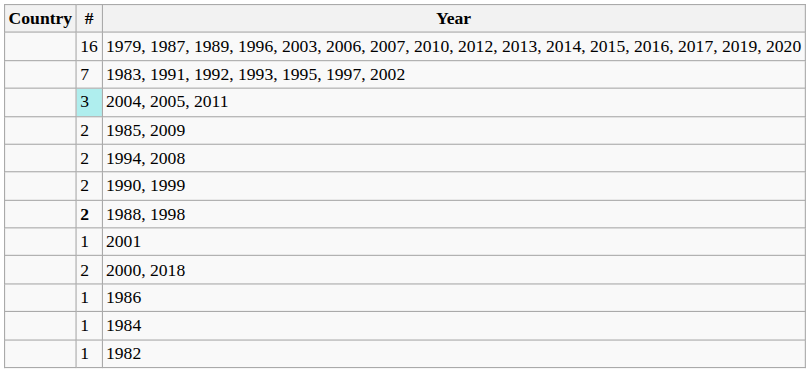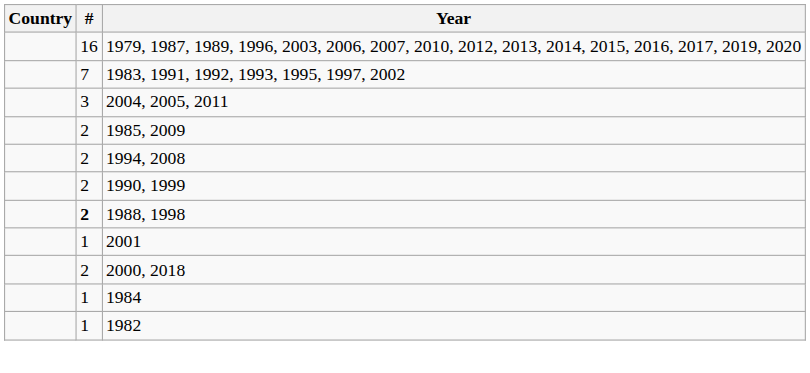(85, 102) paleturquoise background -> (85, 102) no background
- row: (124, 297)
